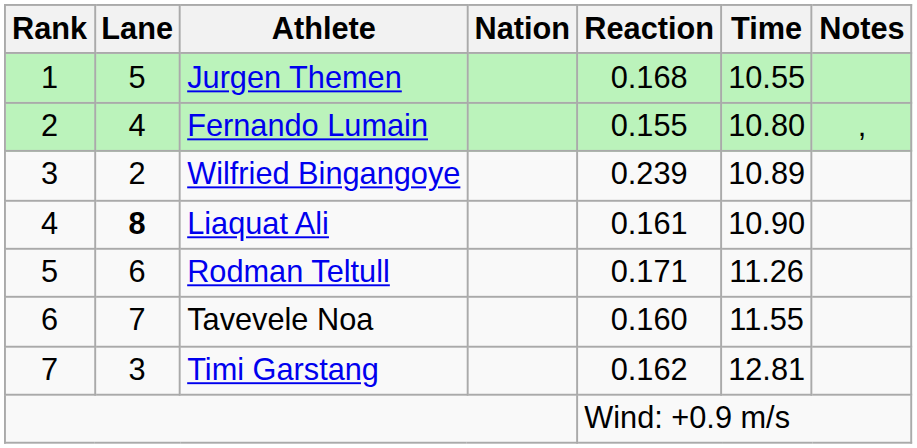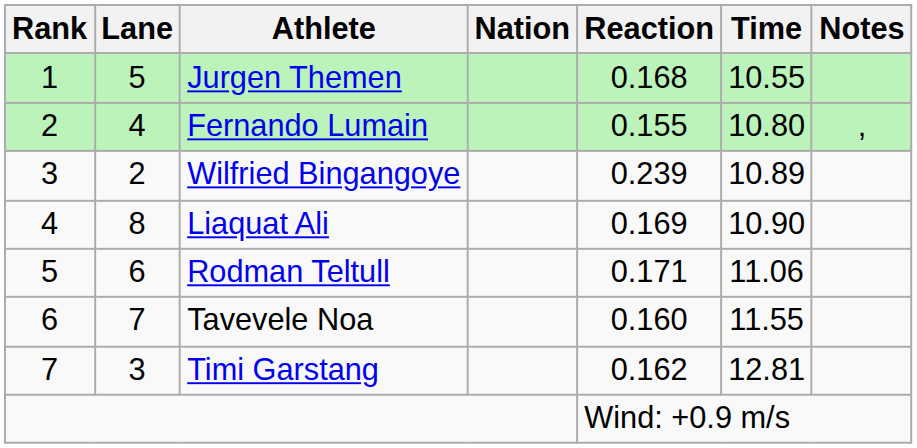(137, 223) bold -> (137, 223) normal
(649, 223) 0.161 -> (649, 223) 0.169
(767, 272) 11.26 -> (767, 272) 11.06
